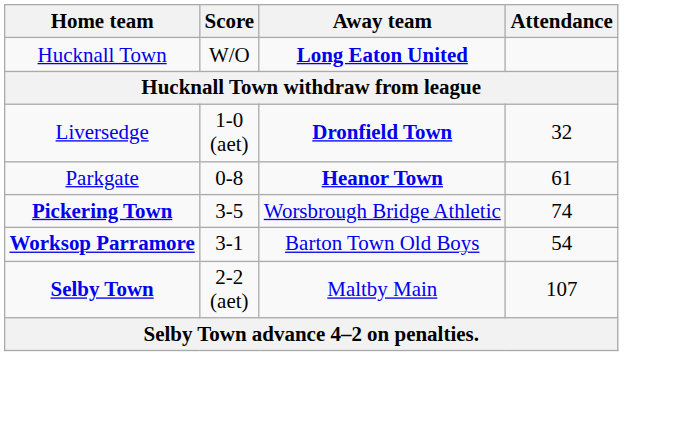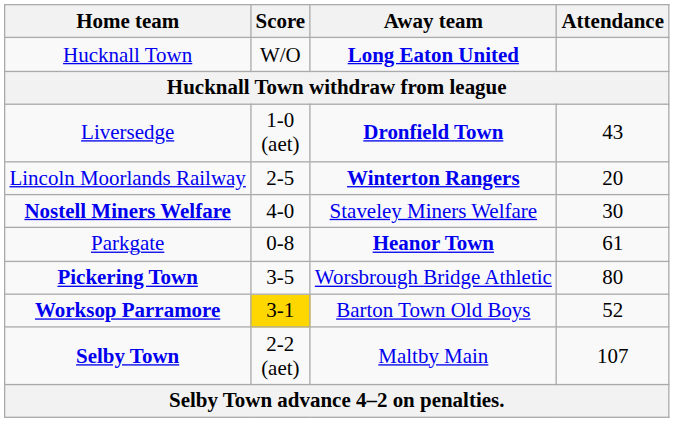(562, 132) 32 -> (613, 132) 43
+ row: (128, 177)
+ row: (128, 210)
(562, 210) 74 -> (613, 277) 80
(229, 244) no background -> (280, 310) gold background
(562, 244) 54 -> (613, 310) 52
